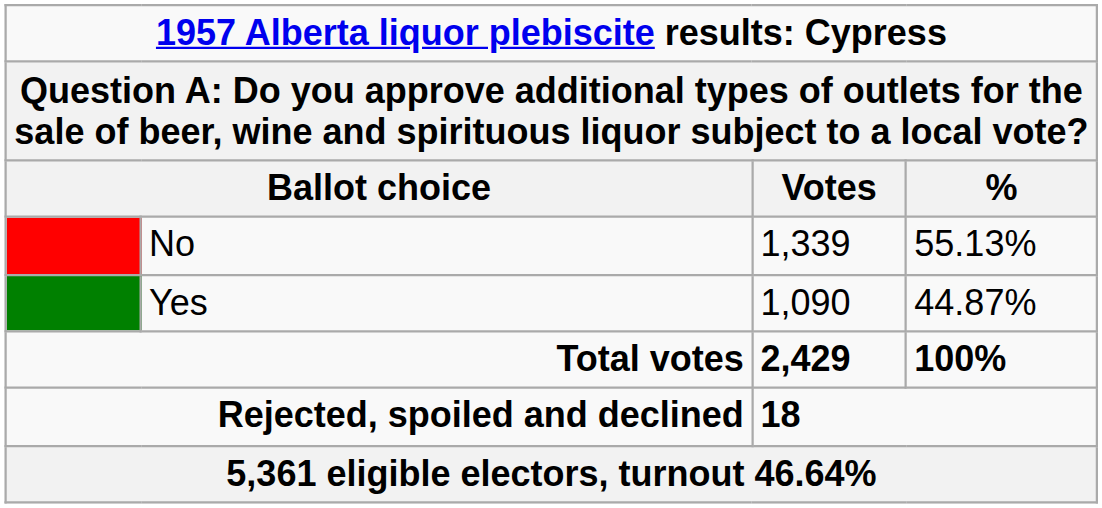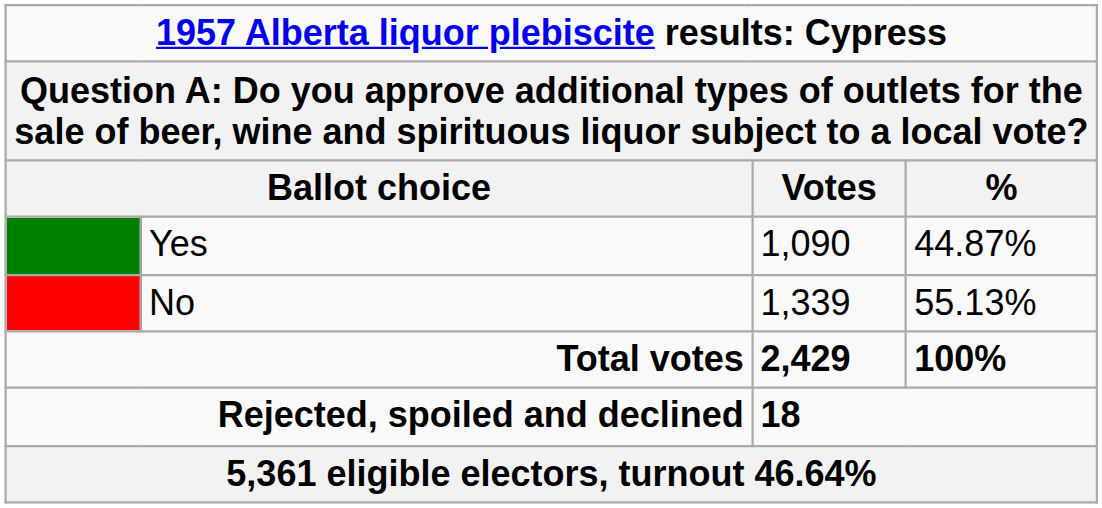rows swapped: (172, 244) <-> (178, 301)
